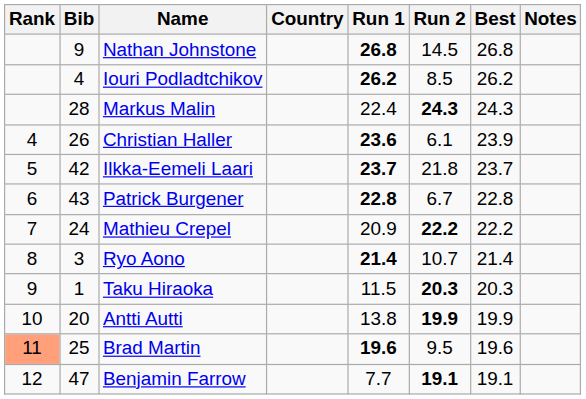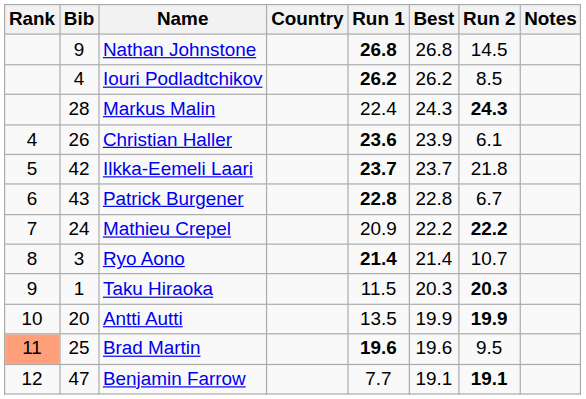columns swapped: (440, 19) <-> (495, 19)
(378, 318) 13.8 -> (378, 318) 13.5
